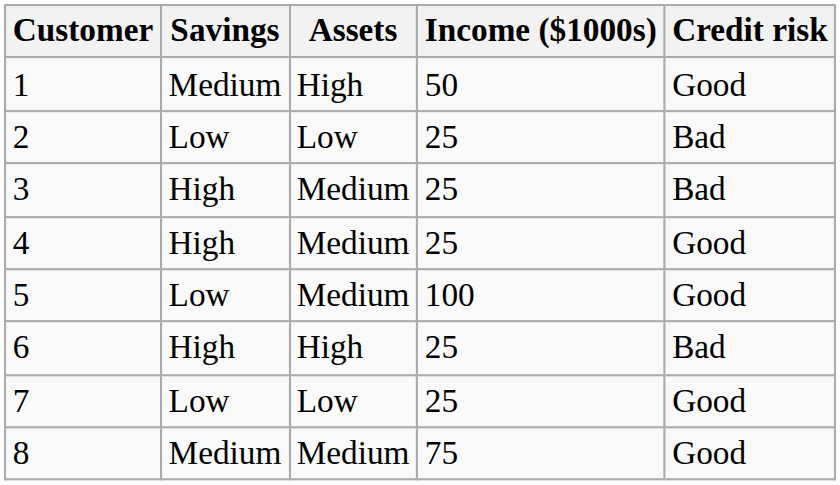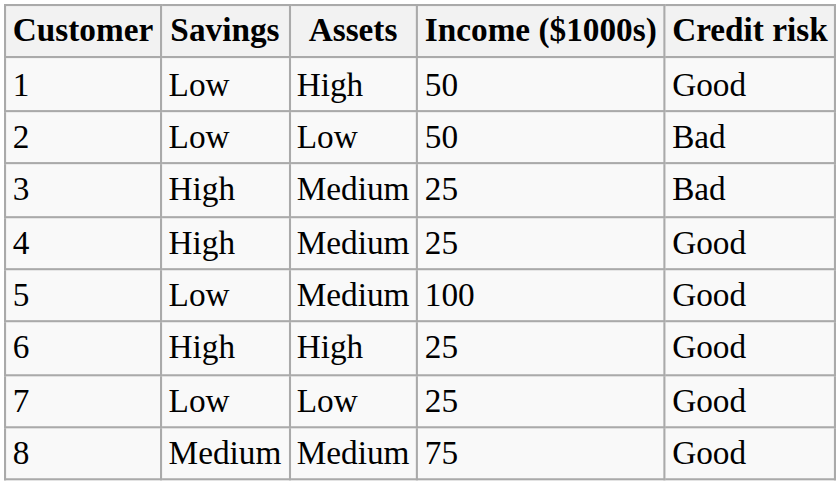(225, 83) Medium -> (199, 83) Low
(441, 136) 25 -> (441, 136) 50
(699, 347) Bad -> (709, 347) Good
